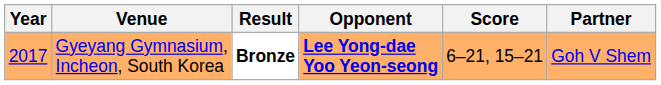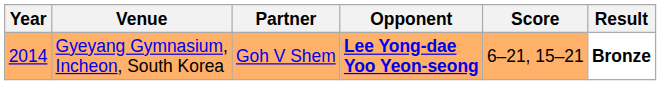columns swapped: (601, 19) <-> (266, 19)
(28, 56) 2017 -> (28, 56) 2014
